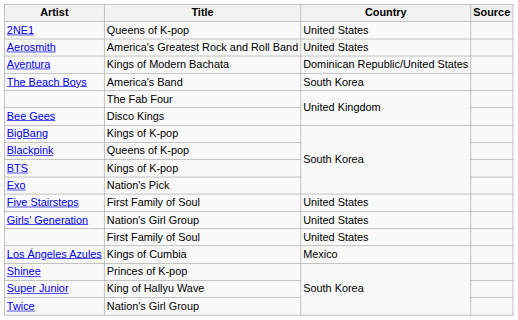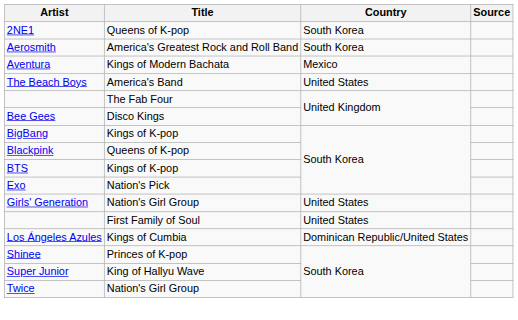(336, 30) United States -> (333, 30) South Korea
(336, 47) United States -> (333, 47) South Korea
(386, 64) Dominican Republic/United States -> (320, 64) Mexico
(333, 82) South Korea -> (336, 82) United States
- row: (43, 202)
(320, 254) Mexico -> (386, 237) Dominican Republic/United States
